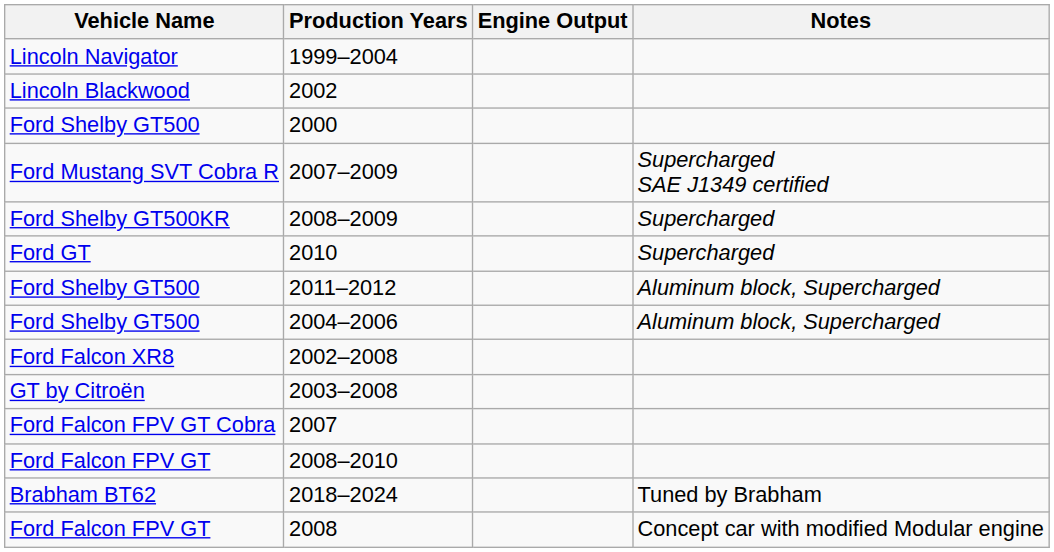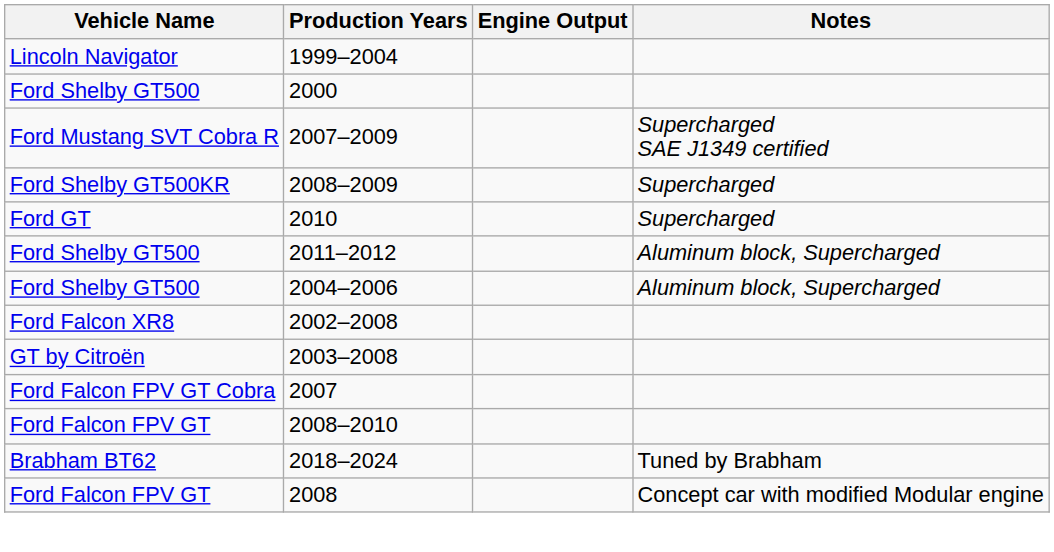- row: (313, 90)
